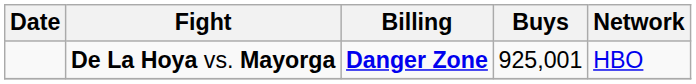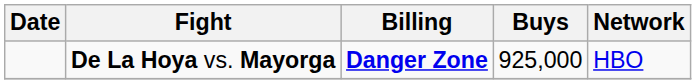(541, 59) 925,001 -> (541, 59) 925,000
